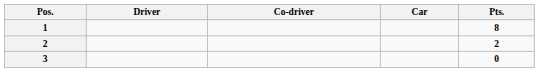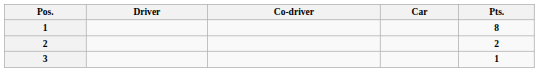(497, 59) 0 -> (497, 59) 1
